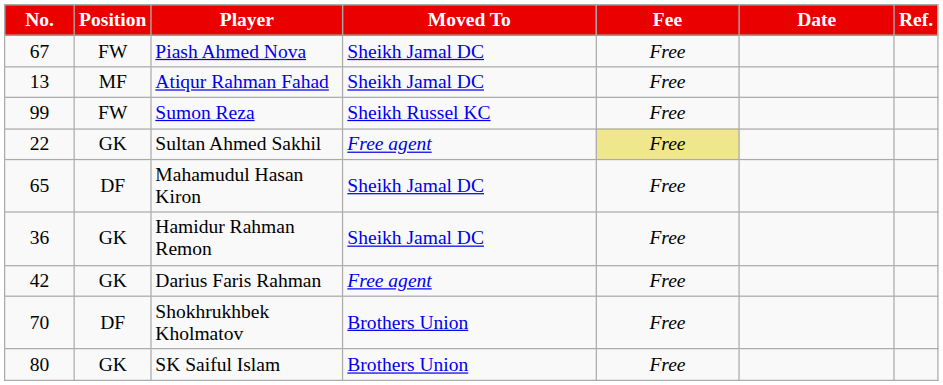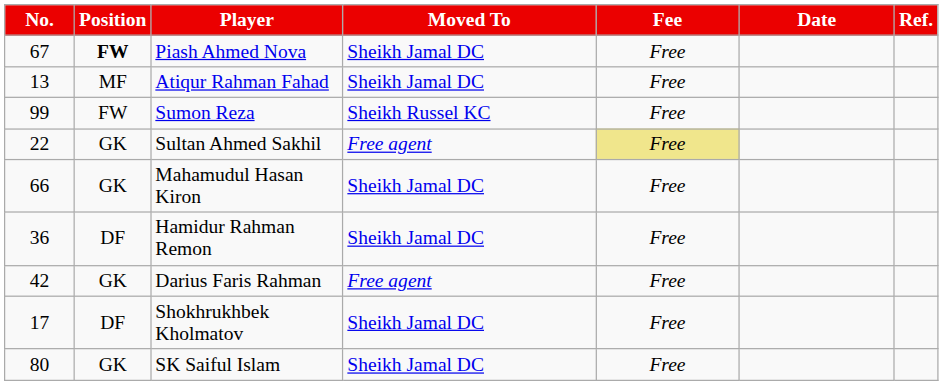(113, 50) normal -> (113, 50) bold
(40, 185) 65 -> (40, 185) 66
(113, 185) DF -> (113, 185) GK
(113, 238) GK -> (113, 238) DF
(40, 322) 70 -> (40, 322) 17
(408, 322) Brothers Union -> (416, 322) Sheikh Jamal DC
(408, 364) Brothers Union -> (416, 364) Sheikh Jamal DC
